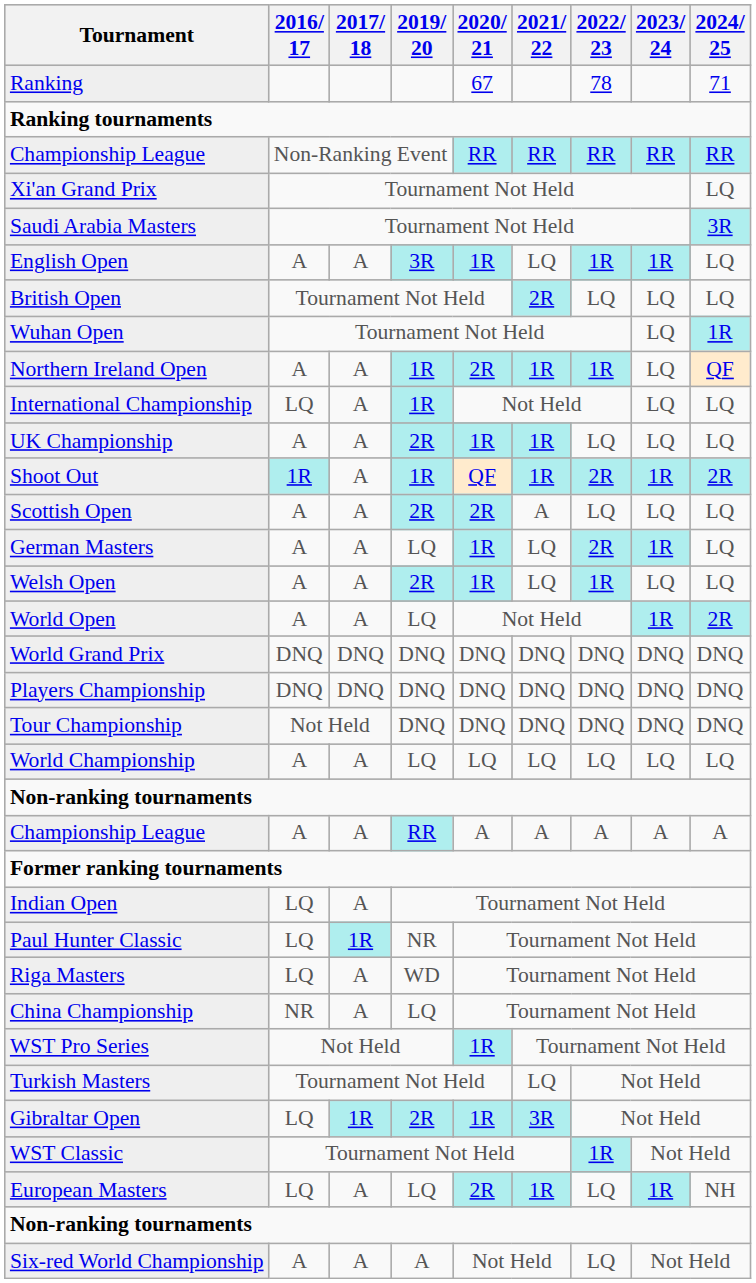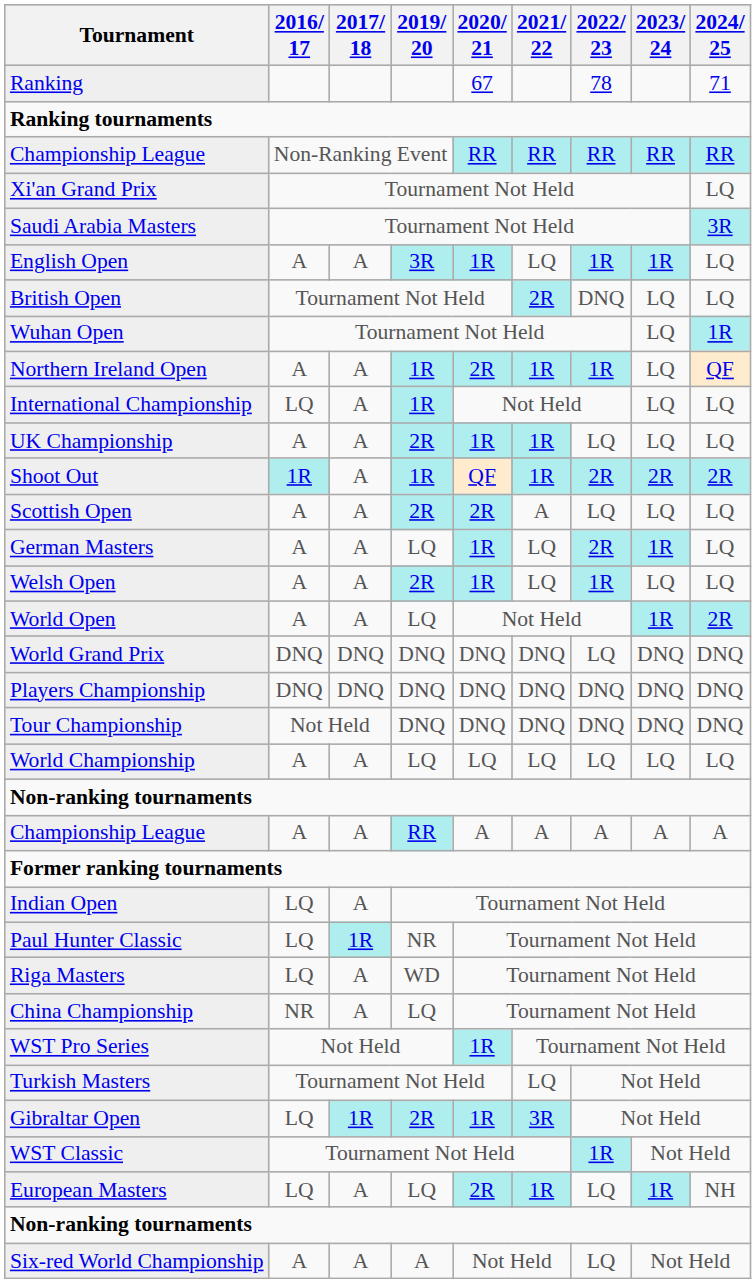(601, 297) LQ -> (601, 297) DNQ
(661, 475) 1R -> (661, 475) 2R
(601, 653) DNQ -> (601, 653) LQ
